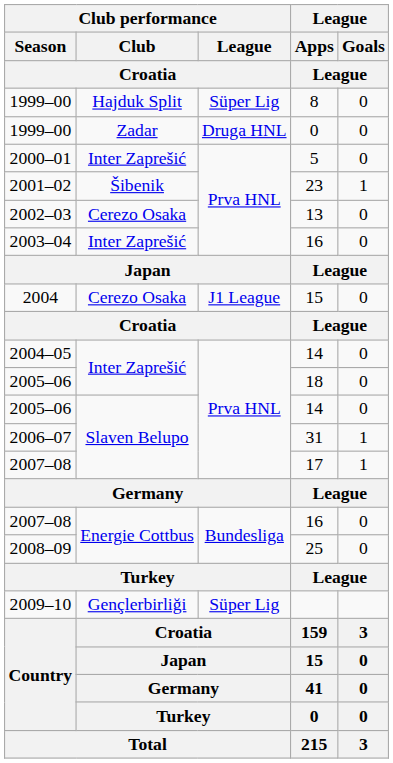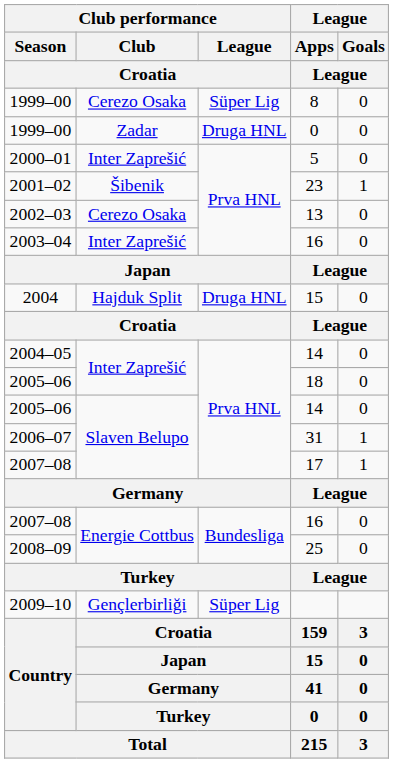(137, 102) Hajduk Split -> (137, 102) Cerezo Osaka
(137, 297) Cerezo Osaka -> (137, 297) Hajduk Split
(244, 297) J1 League -> (244, 297) Druga HNL
